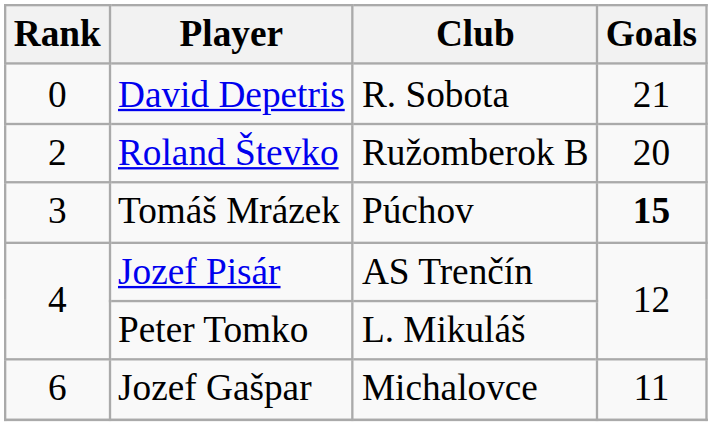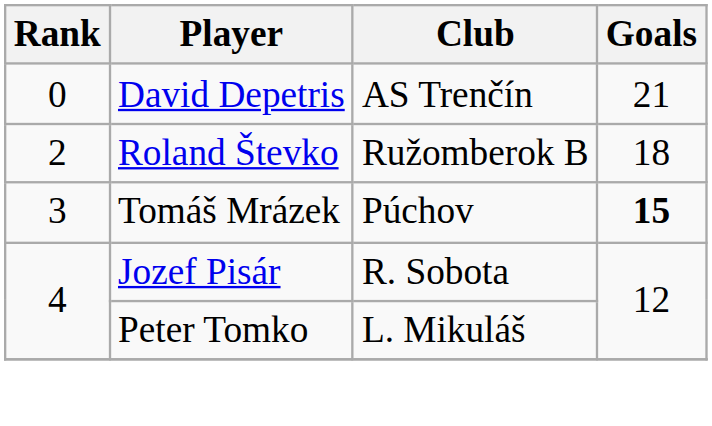(435, 93) R. Sobota -> (447, 93) AS Trenčín
(651, 152) 20 -> (651, 152) 18
(447, 270) AS Trenčín -> (435, 270) R. Sobota
- row: (215, 388)
